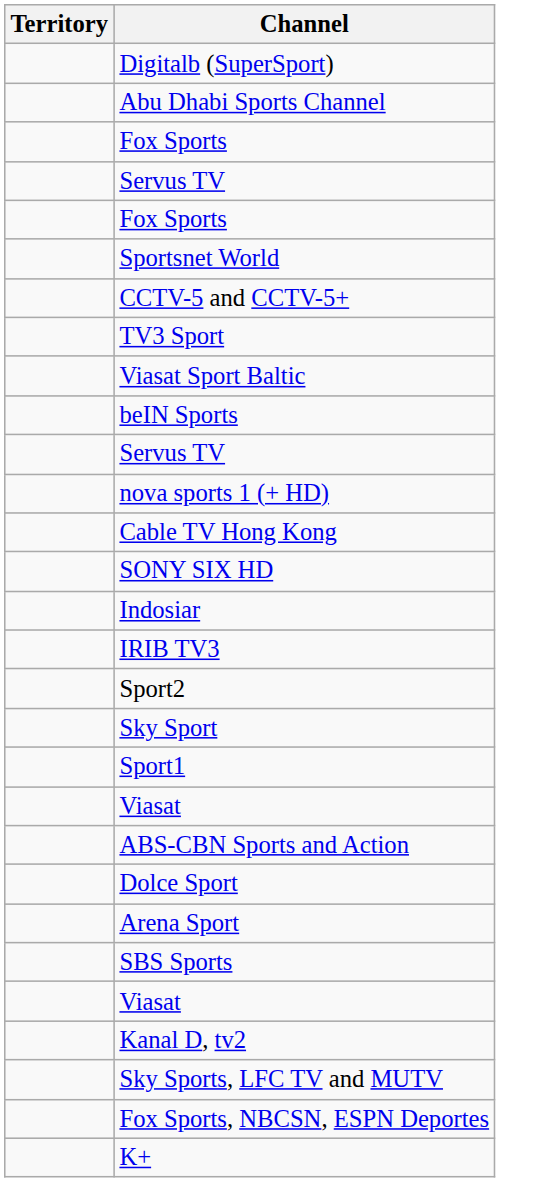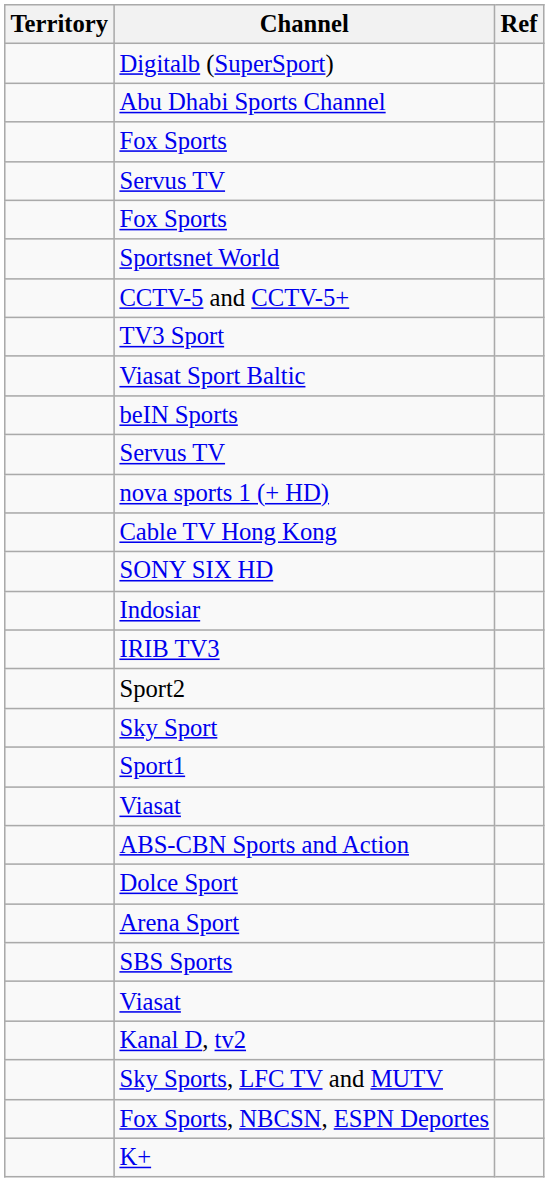+ column: (519, 24)
